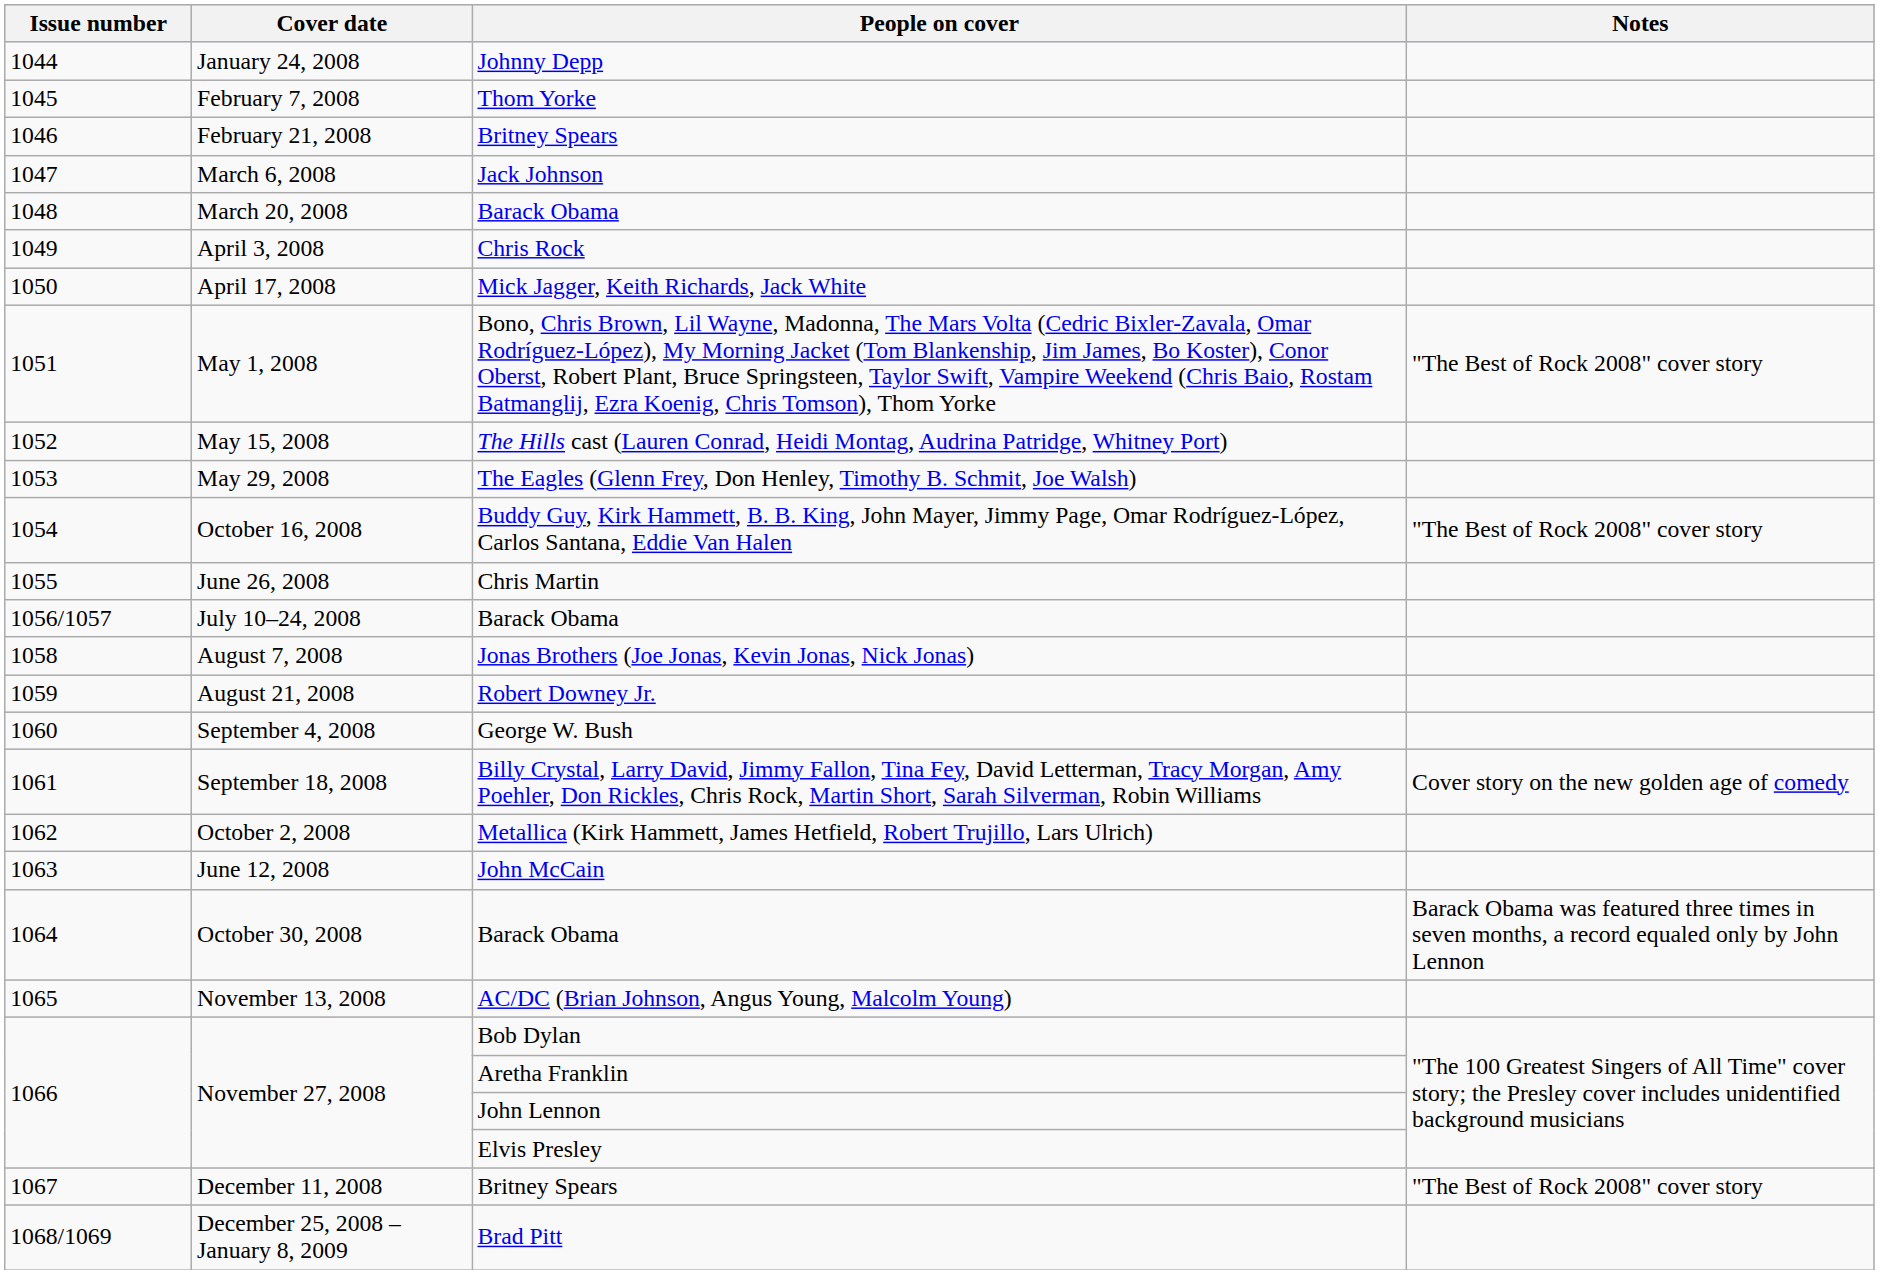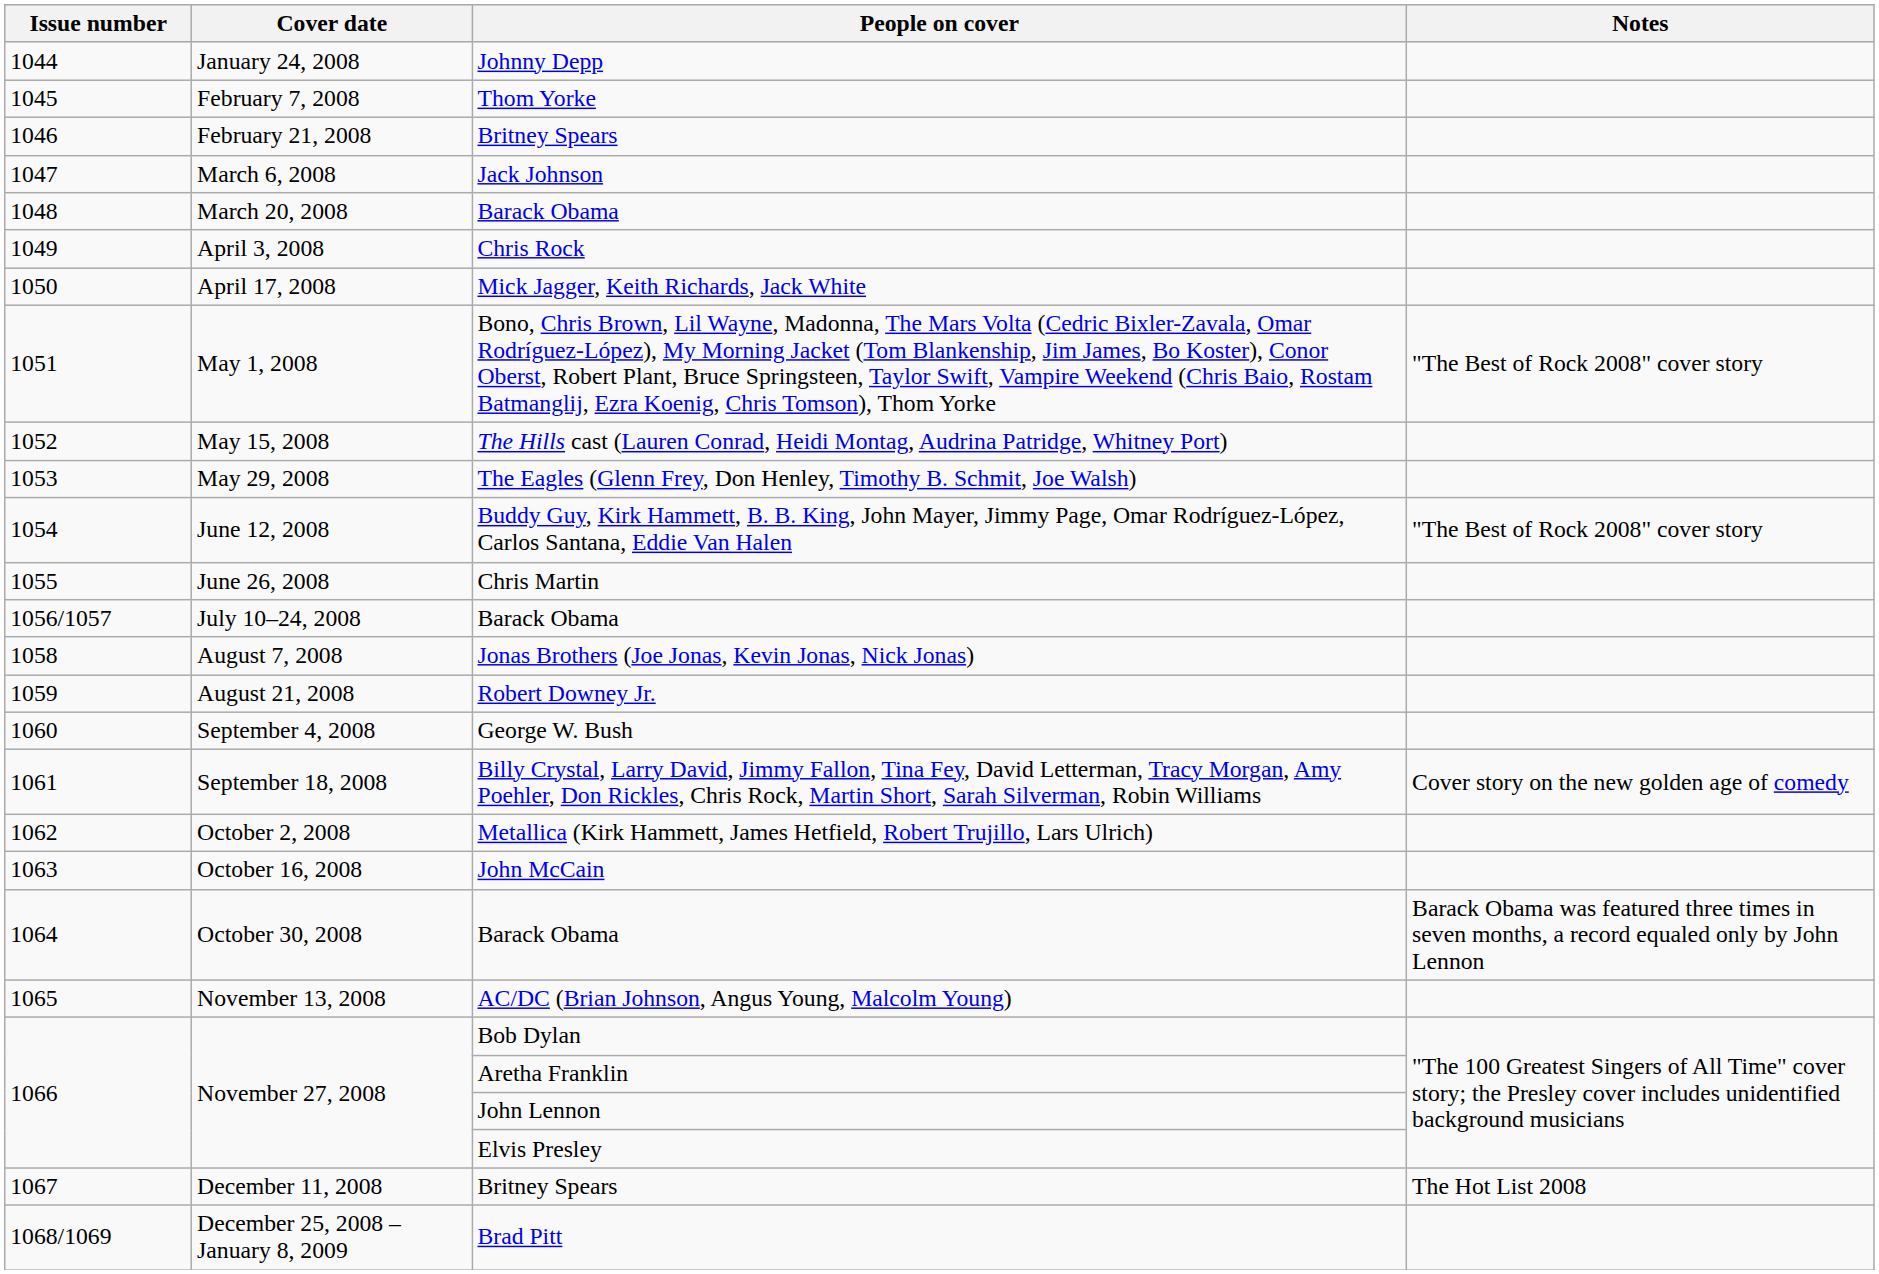(280, 529) October 16, 2008 -> (263, 529) June 12, 2008
(263, 870) June 12, 2008 -> (280, 870) October 16, 2008
(1587, 1186) "The Best of Rock 2008" cover story -> (1499, 1186) The Hot List 2008
